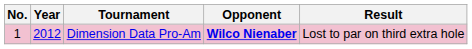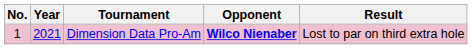(47, 34) 2012 -> (47, 34) 2021
